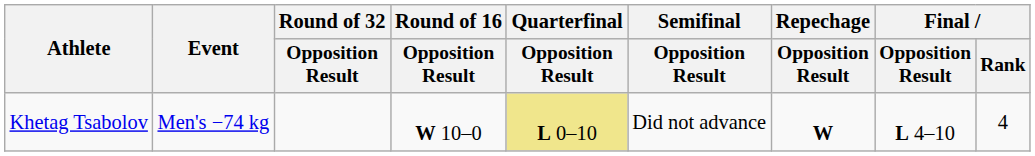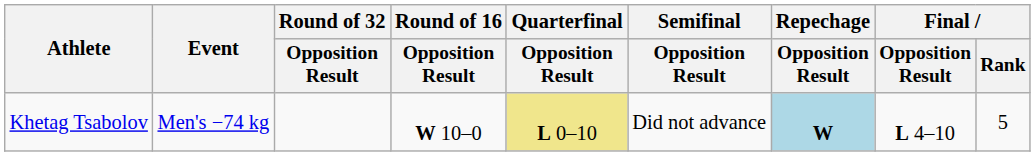(823, 134) no background -> (823, 134) lightblue background
(1003, 122) 4 -> (1003, 122) 5
